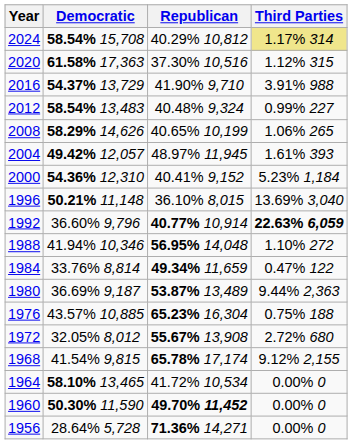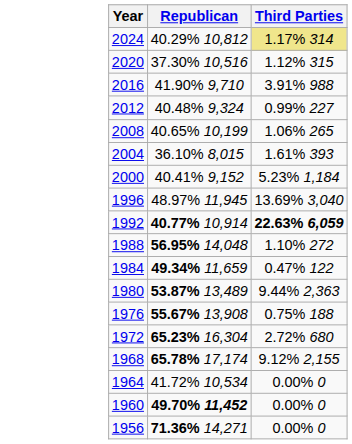- column: (95, 16)
(199, 153) 48.97% 11,945 -> (199, 153) 36.10% 8,015
(199, 199) 36.10% 8,015 -> (199, 199) 48.97% 11,945
(199, 314) 65.23% 16,304 -> (199, 314) 55.67% 13,908
(199, 336) 55.67% 13,908 -> (199, 336) 65.23% 16,304
